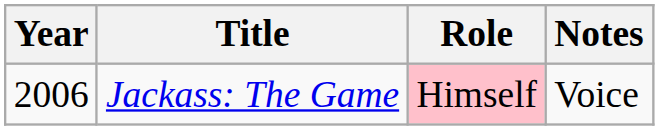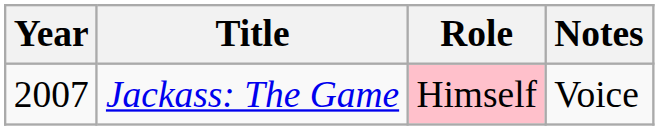(51, 93) 2006 -> (51, 93) 2007
